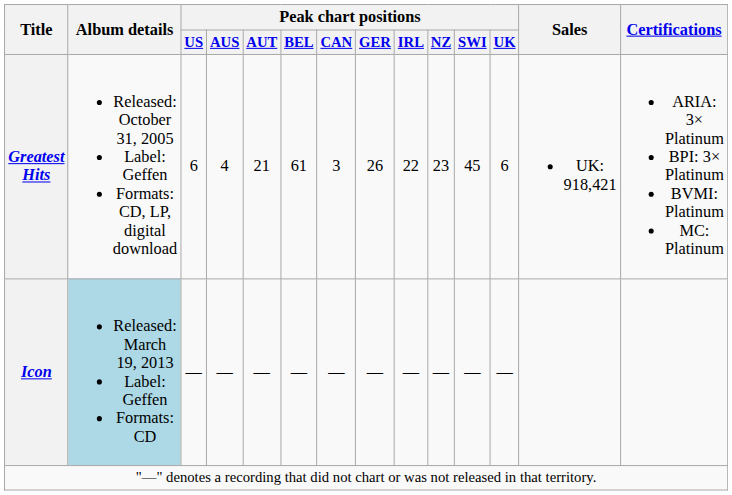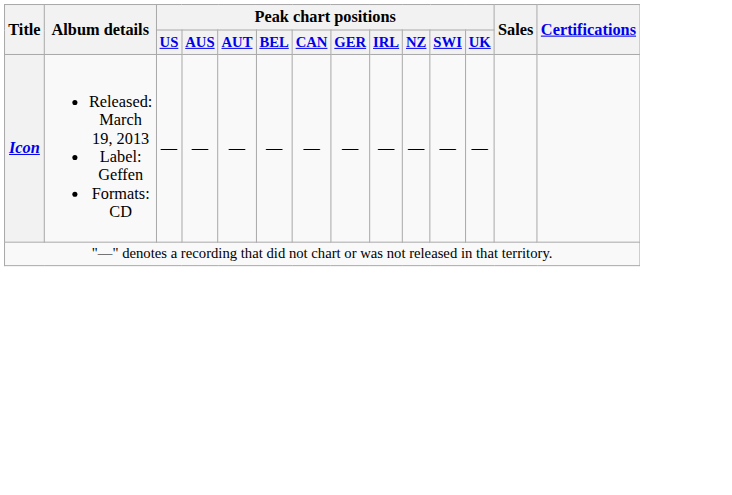- row: (36, 166)
(125, 381) lightblue background -> (100, 157) no background
